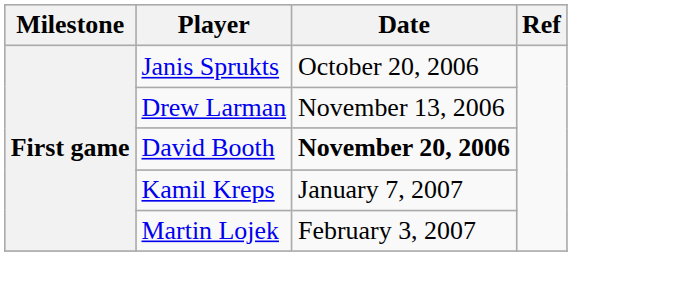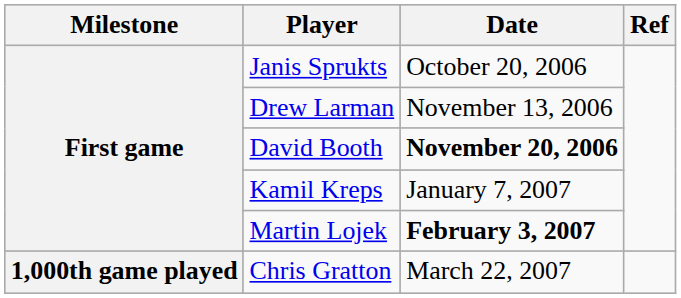(387, 230) normal -> (501, 230) bold
+ row: (320, 271)
